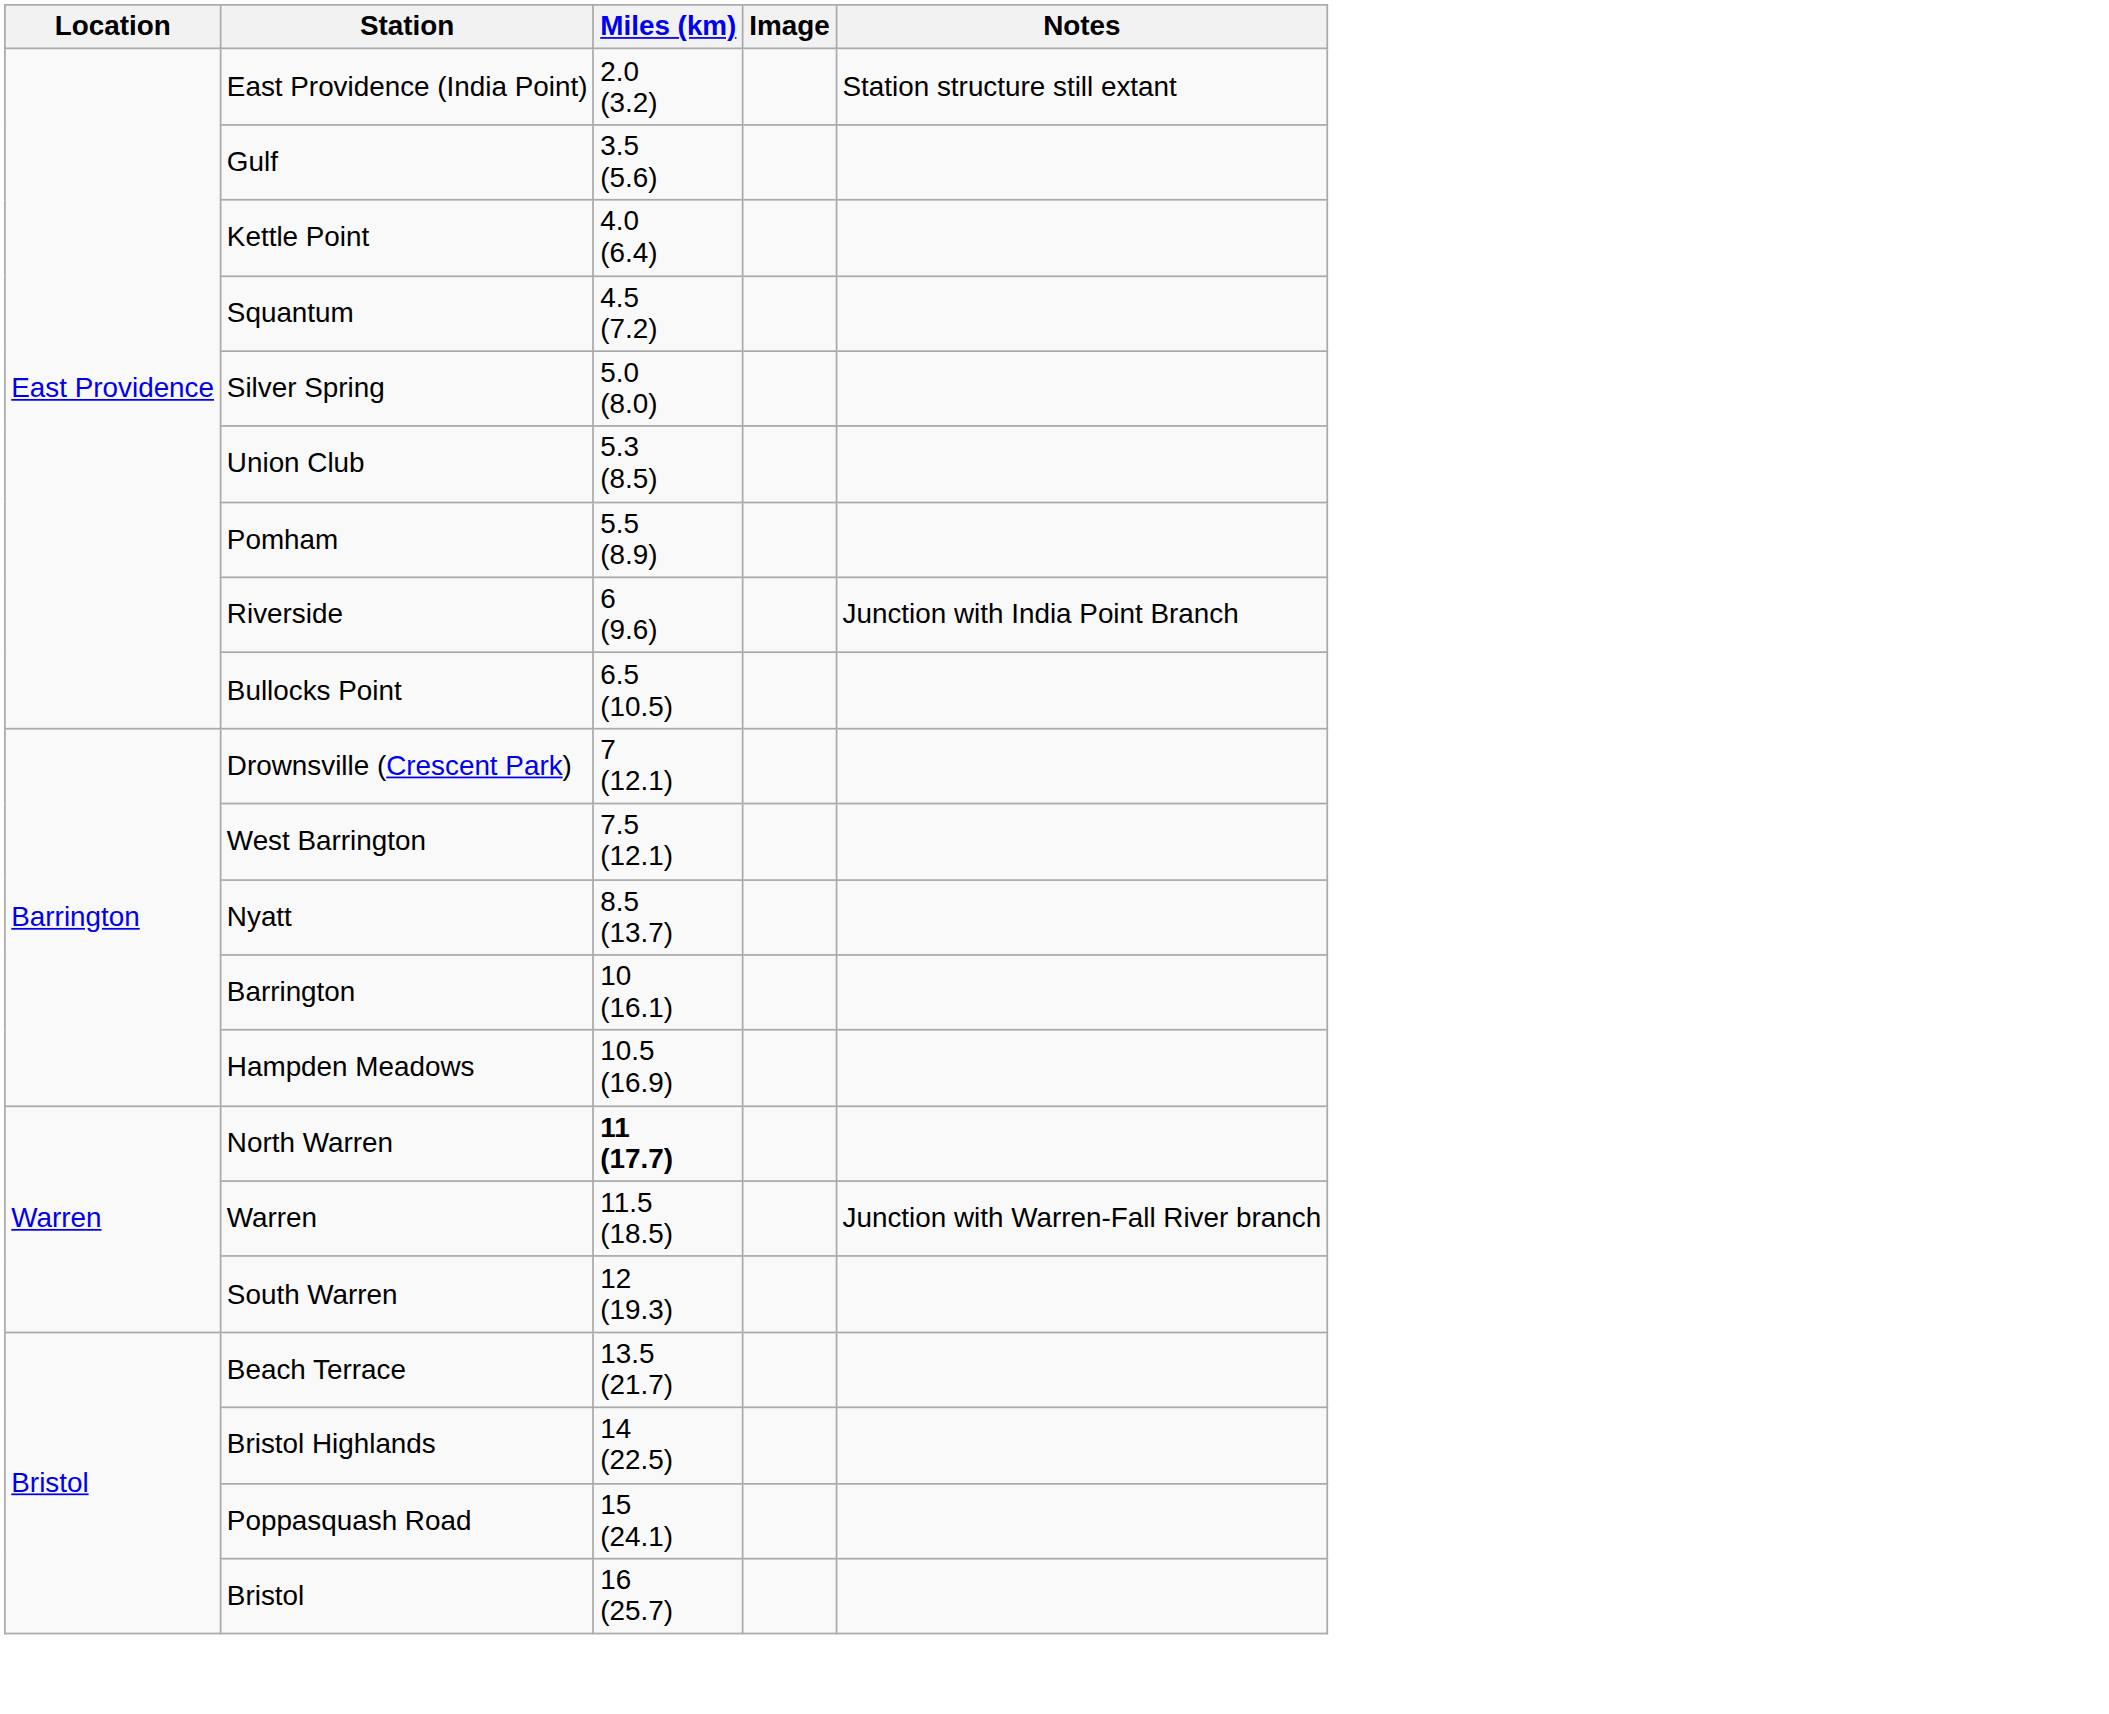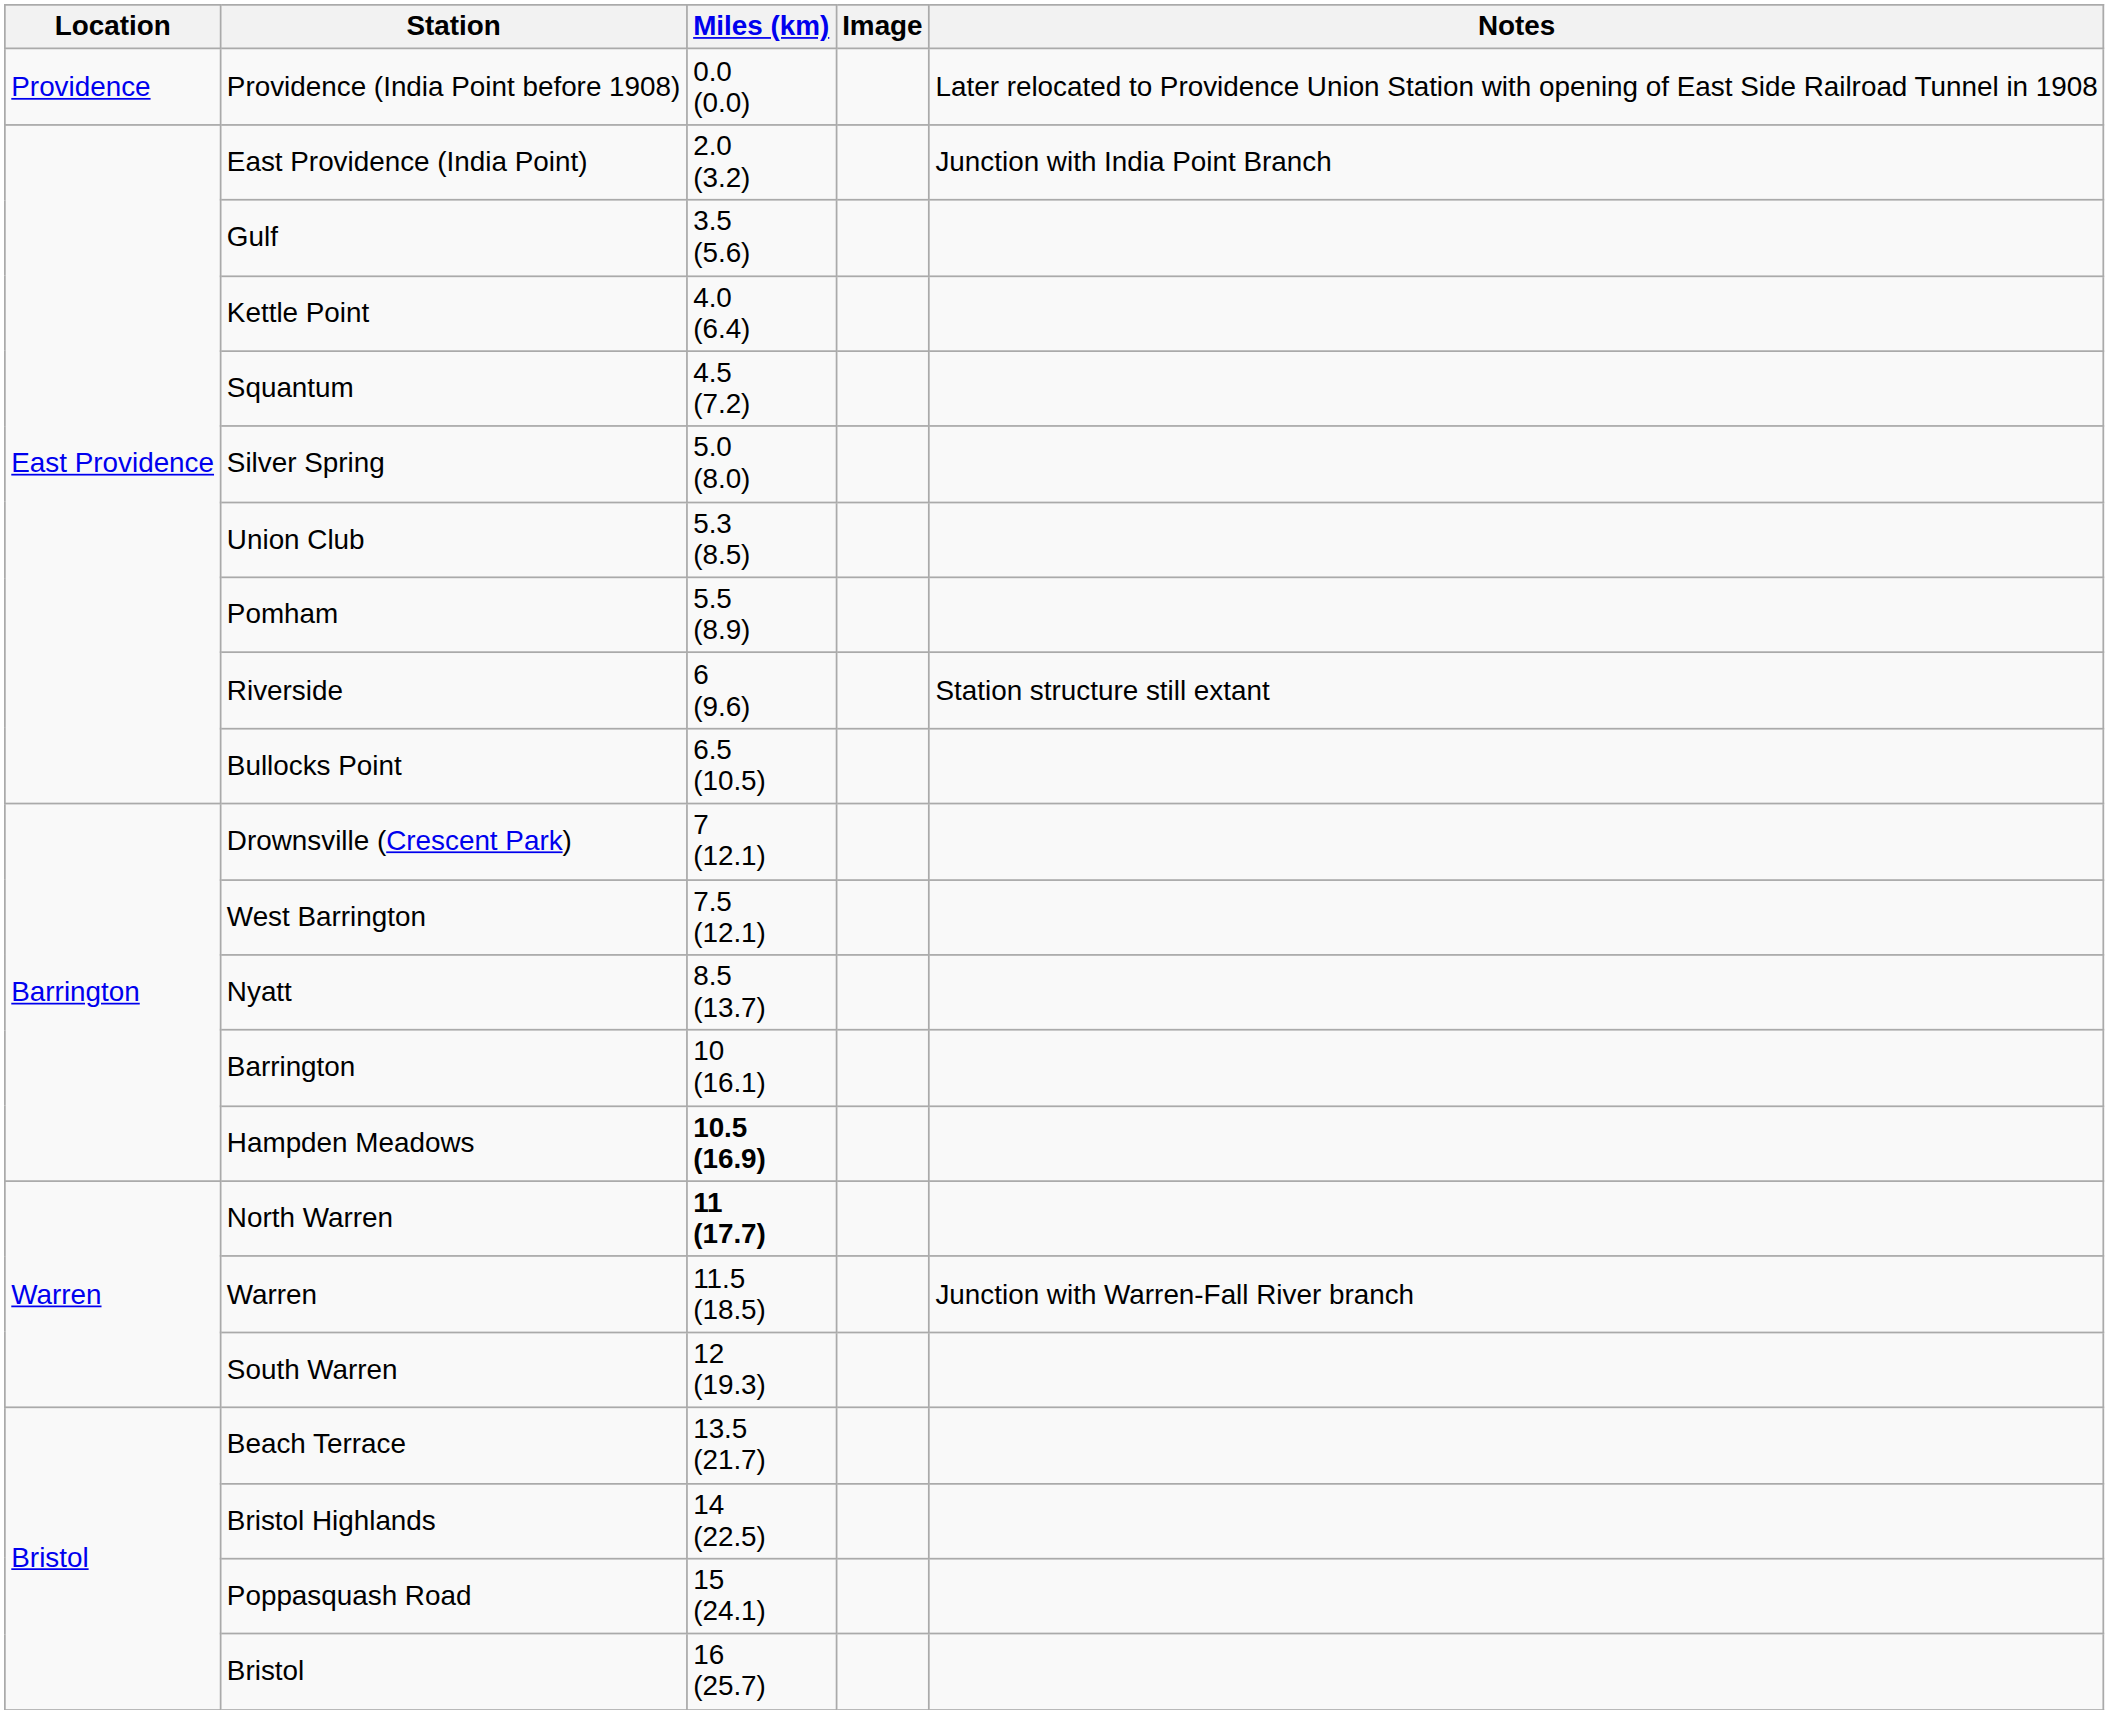+ row: (454, 86)
(1010, 86) Station structure still extant -> (1134, 161) Junction with India Point Branch
(1041, 614) Junction with India Point Branch -> (1103, 690) Station structure still extant
(637, 1067) normal -> (730, 1143) bold
